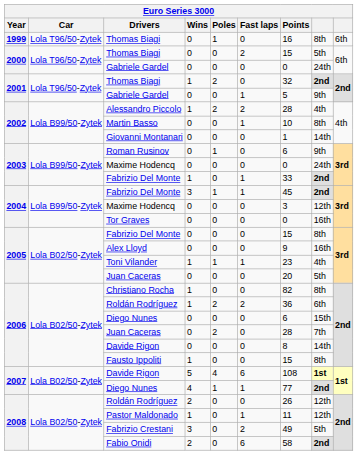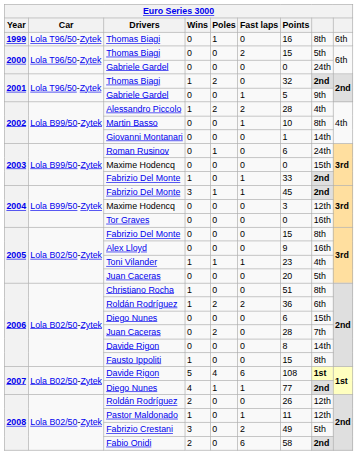(320, 150) 9th -> (322, 150) 24th
(322, 164) 24th -> (322, 164) 15th
(287, 290) 82 -> (287, 290) 51
